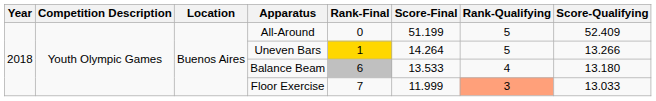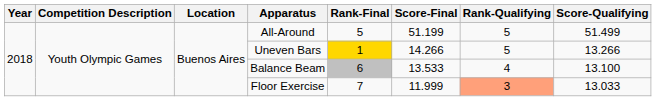(360, 31) 0 -> (360, 31) 5
(602, 31) 52.409 -> (602, 31) 51.499
(426, 50) 14.264 -> (426, 50) 14.266
(602, 68) 13.180 -> (602, 68) 13.100
